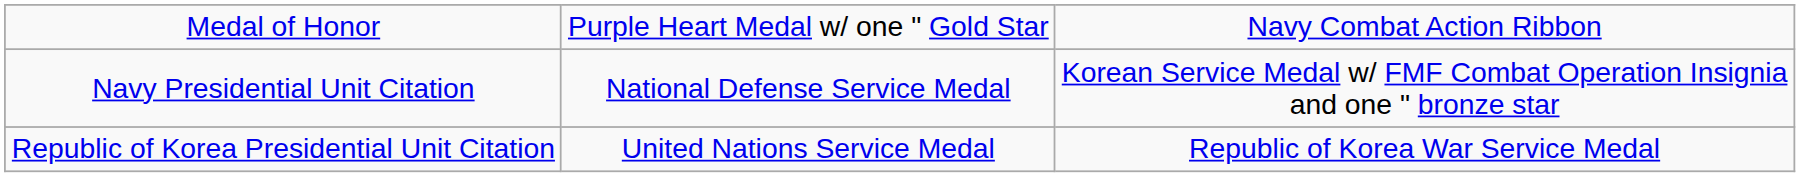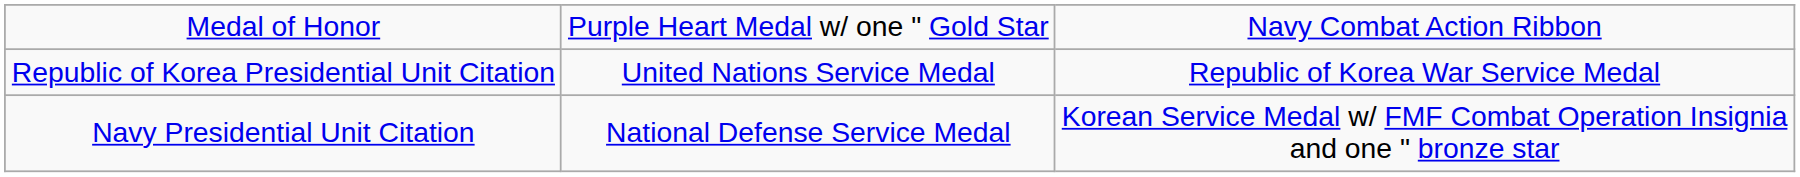rows swapped: (283, 87) <-> (283, 148)
